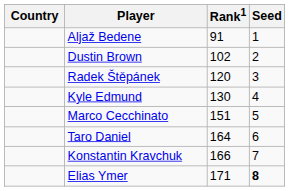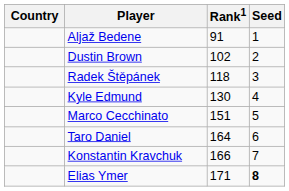(220, 77) 120 -> (220, 77) 118
